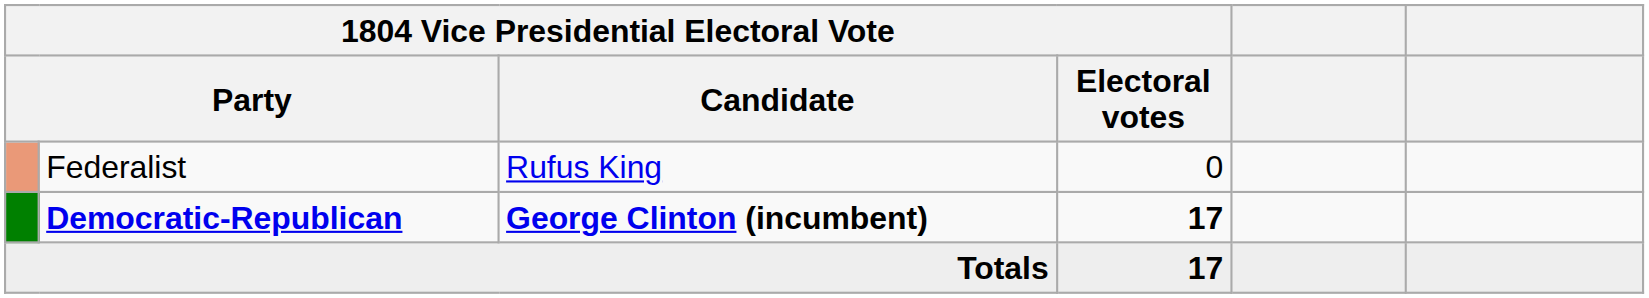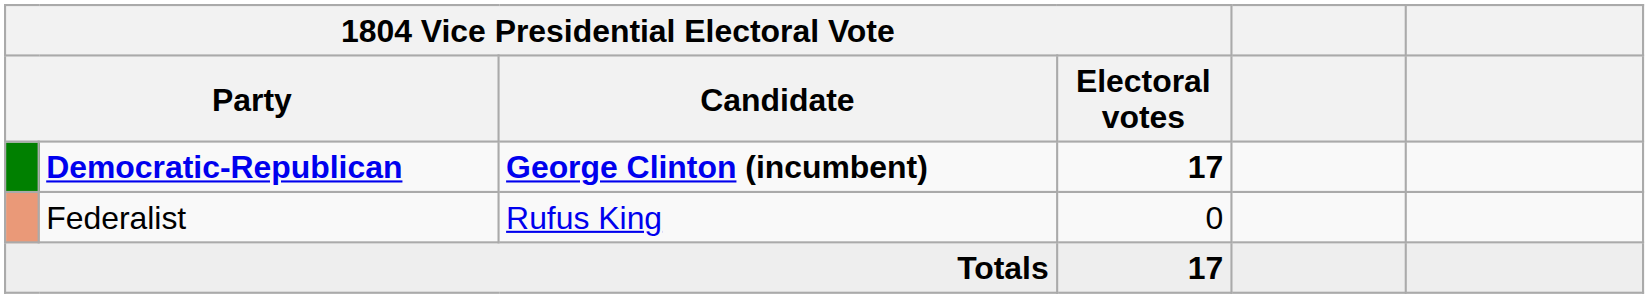rows swapped: (224, 218) <-> (116, 167)
